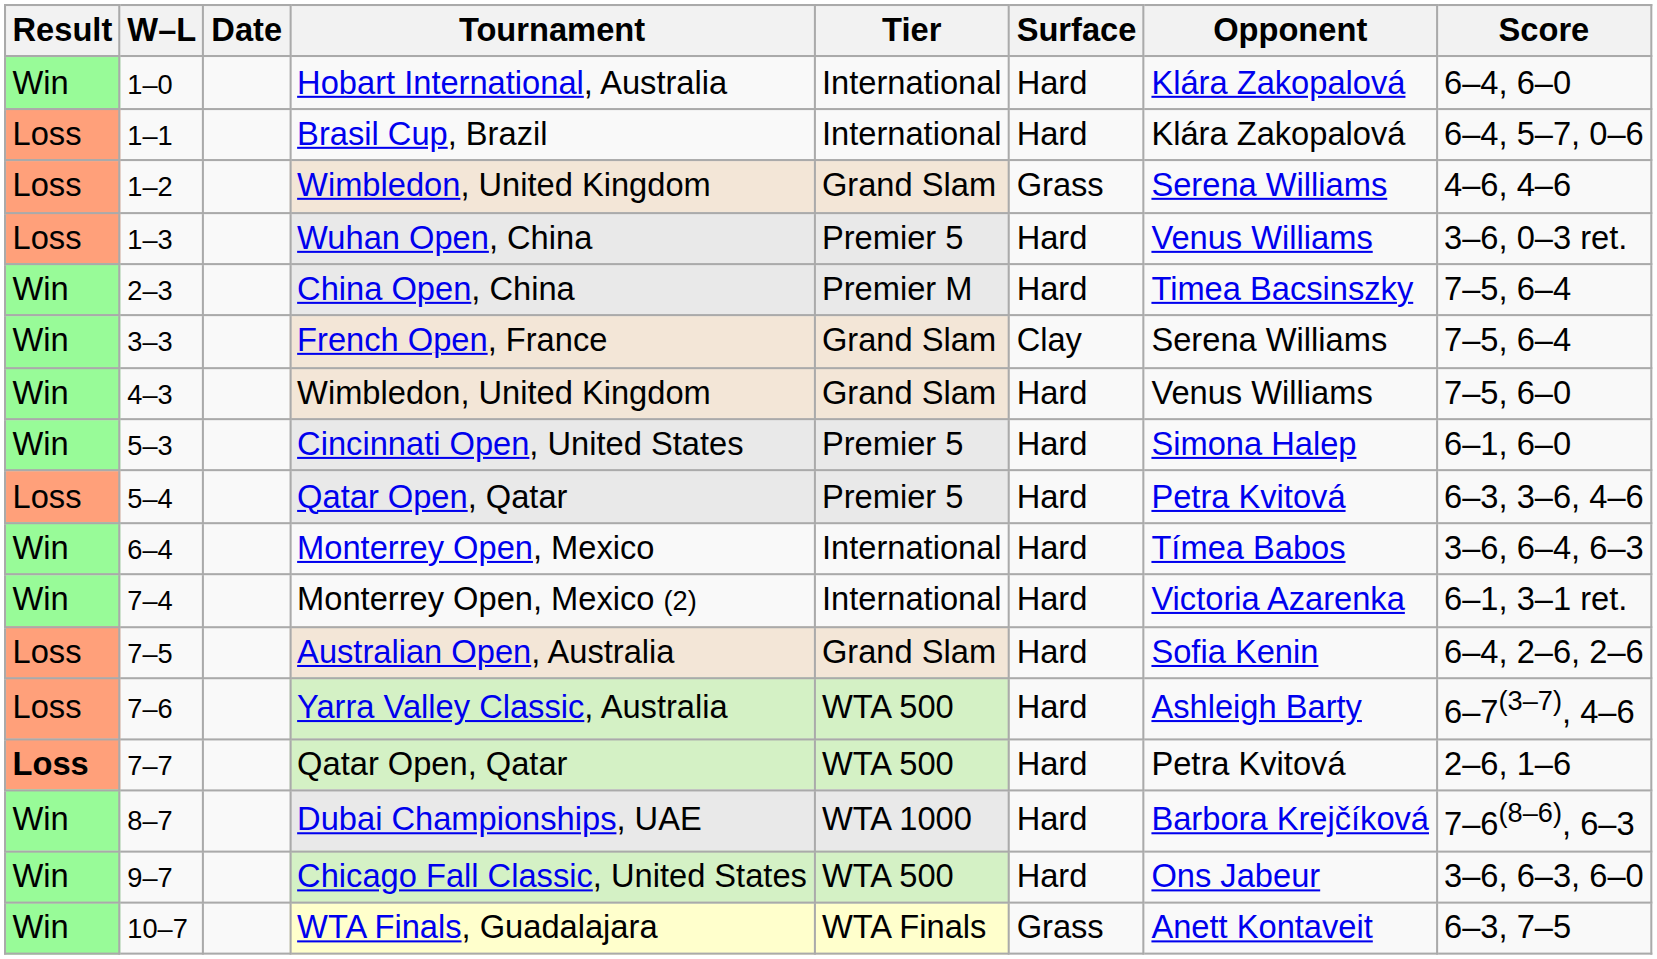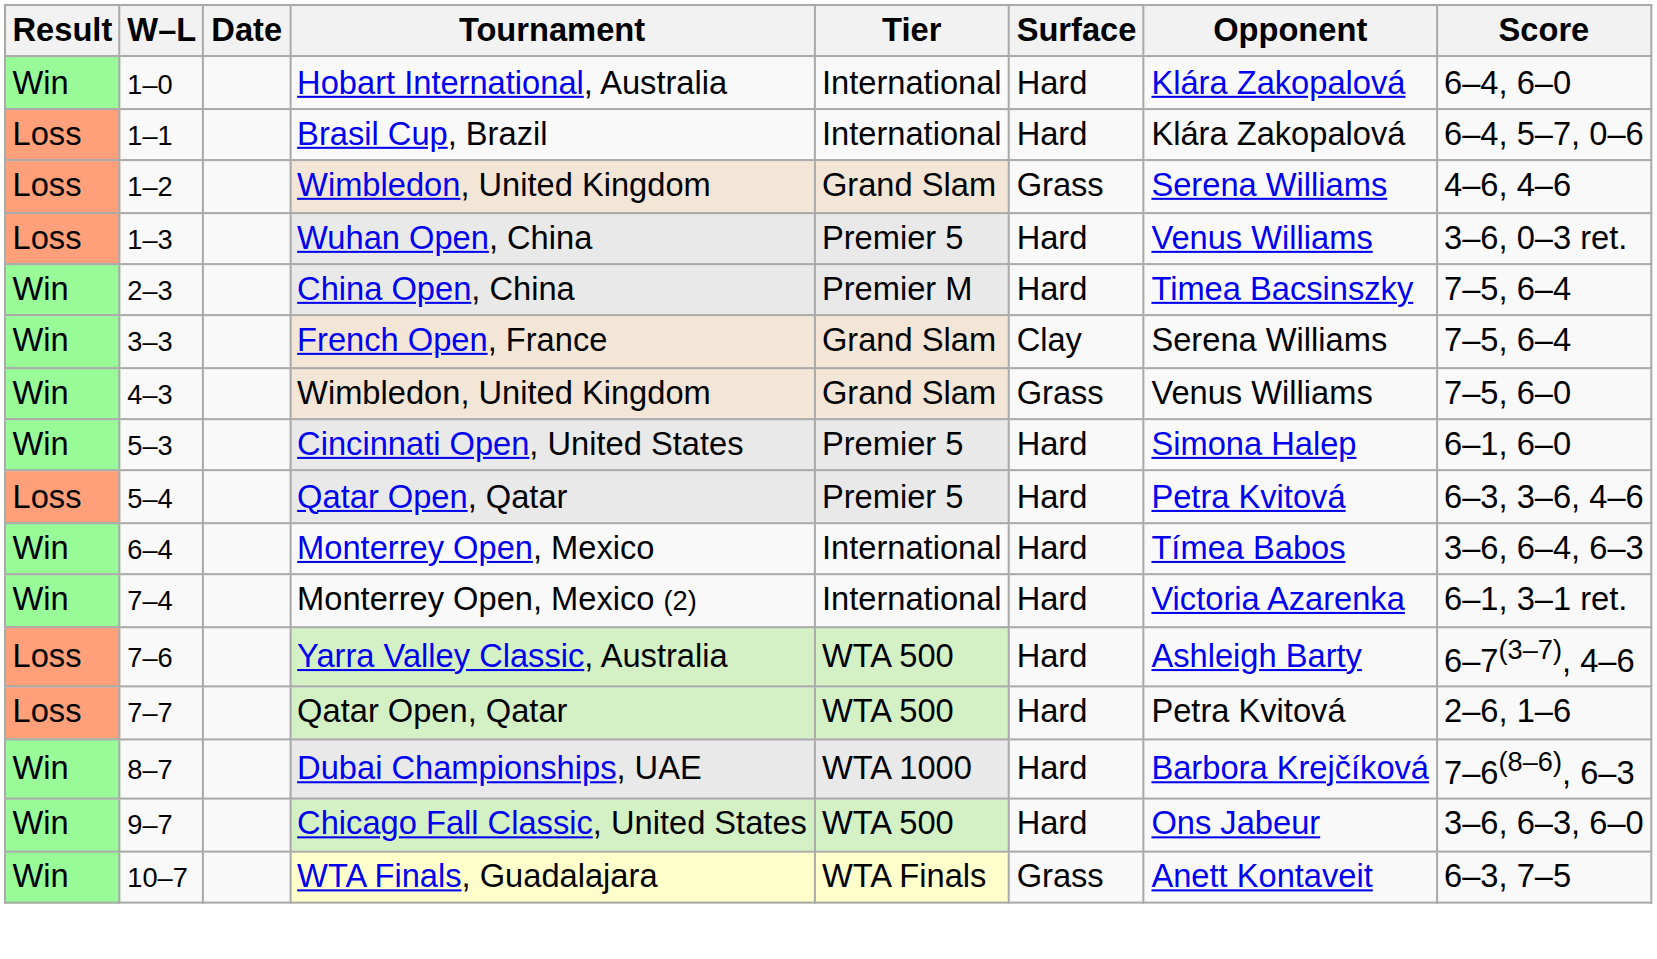(1052, 392) Hard -> (1060, 392) Grass
- row: (150, 653)
(51, 763) bold -> (47, 712) normal
